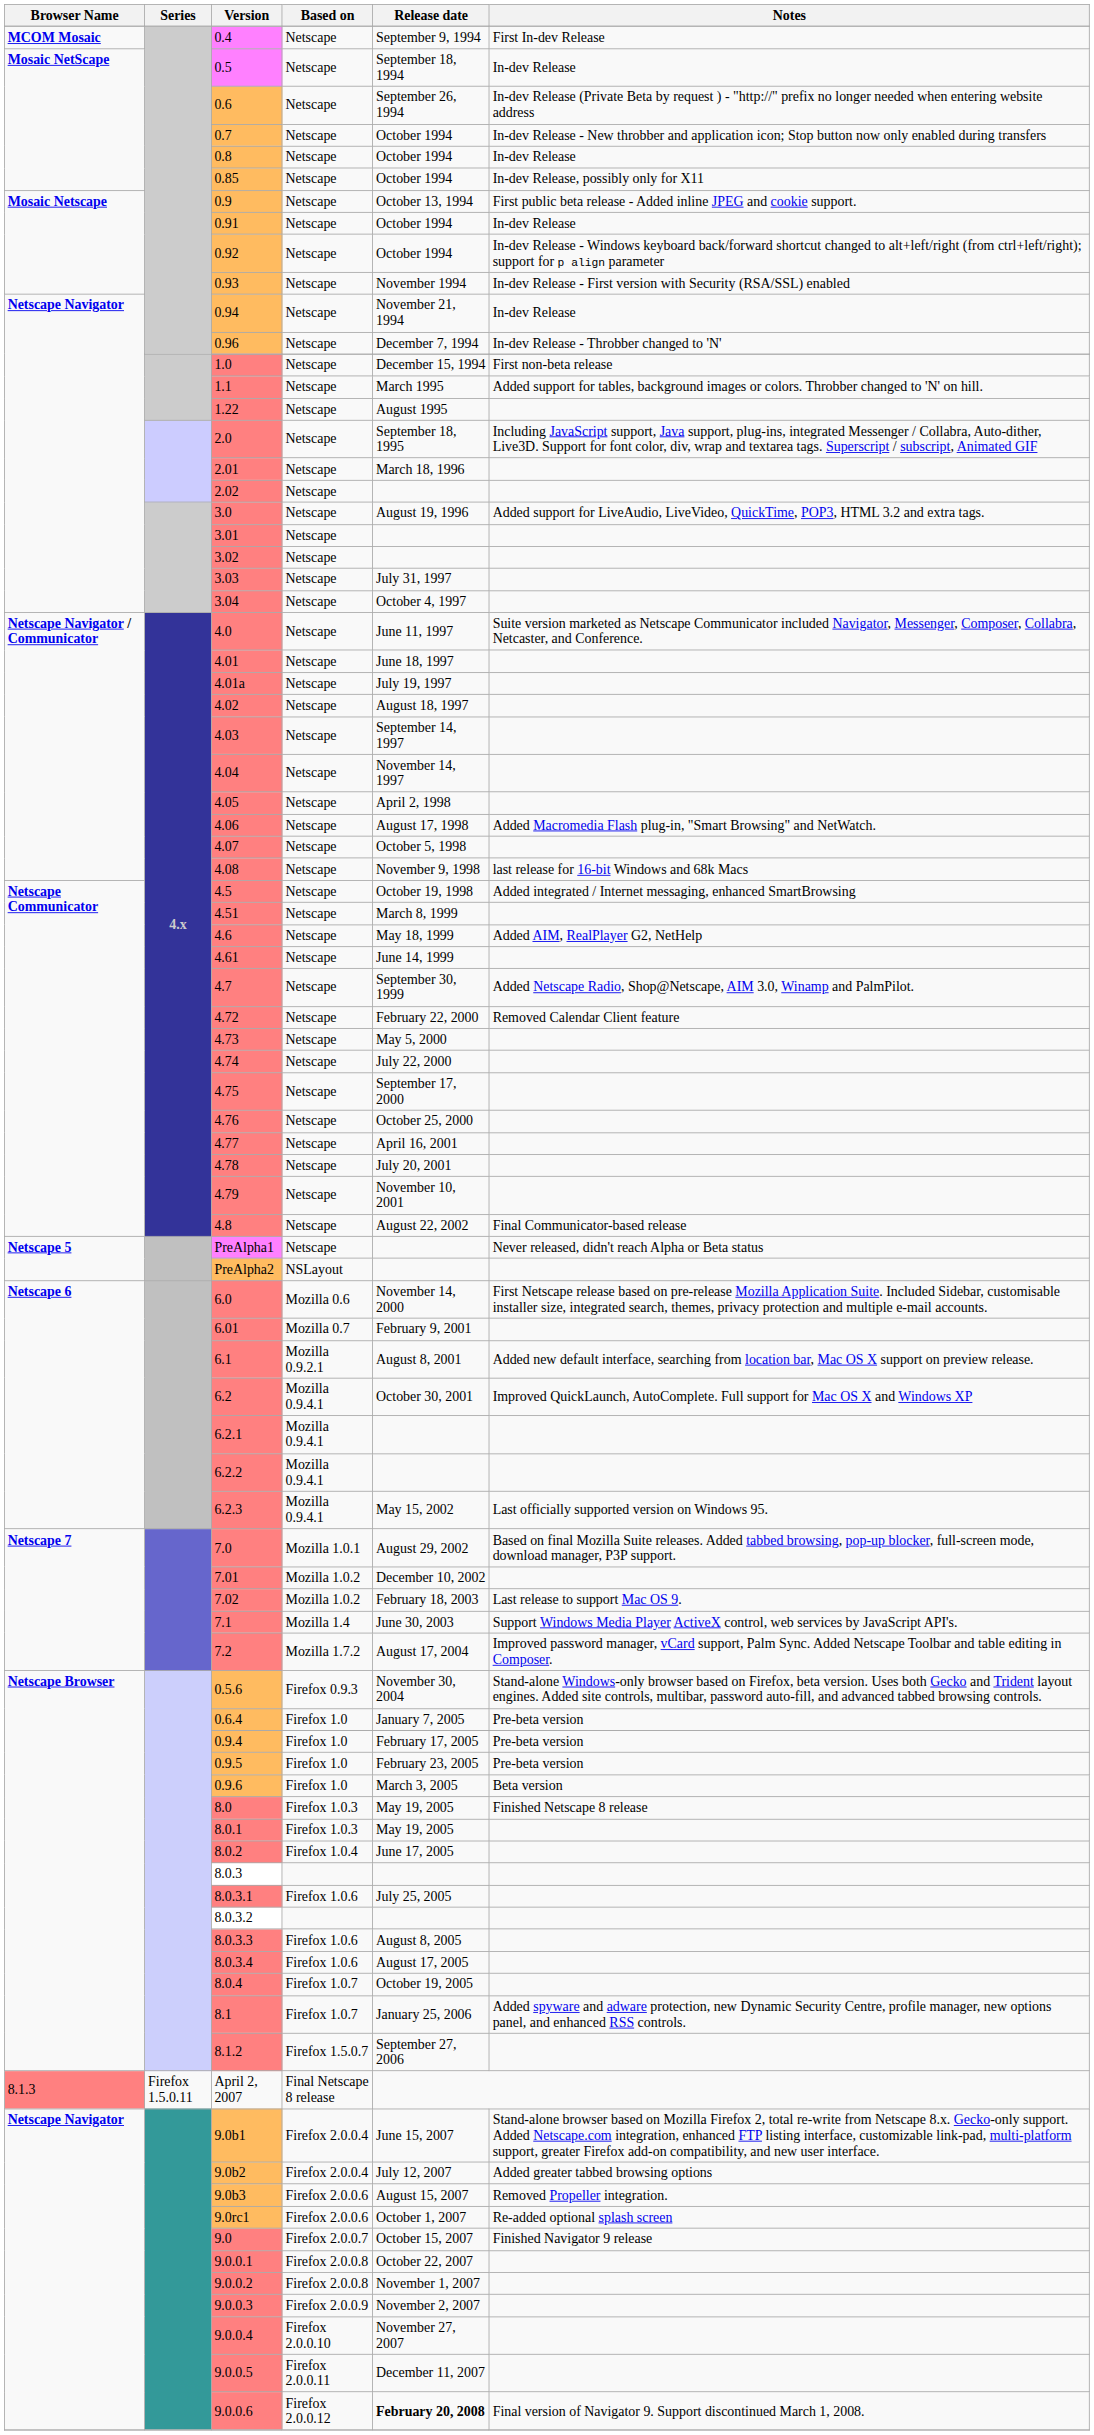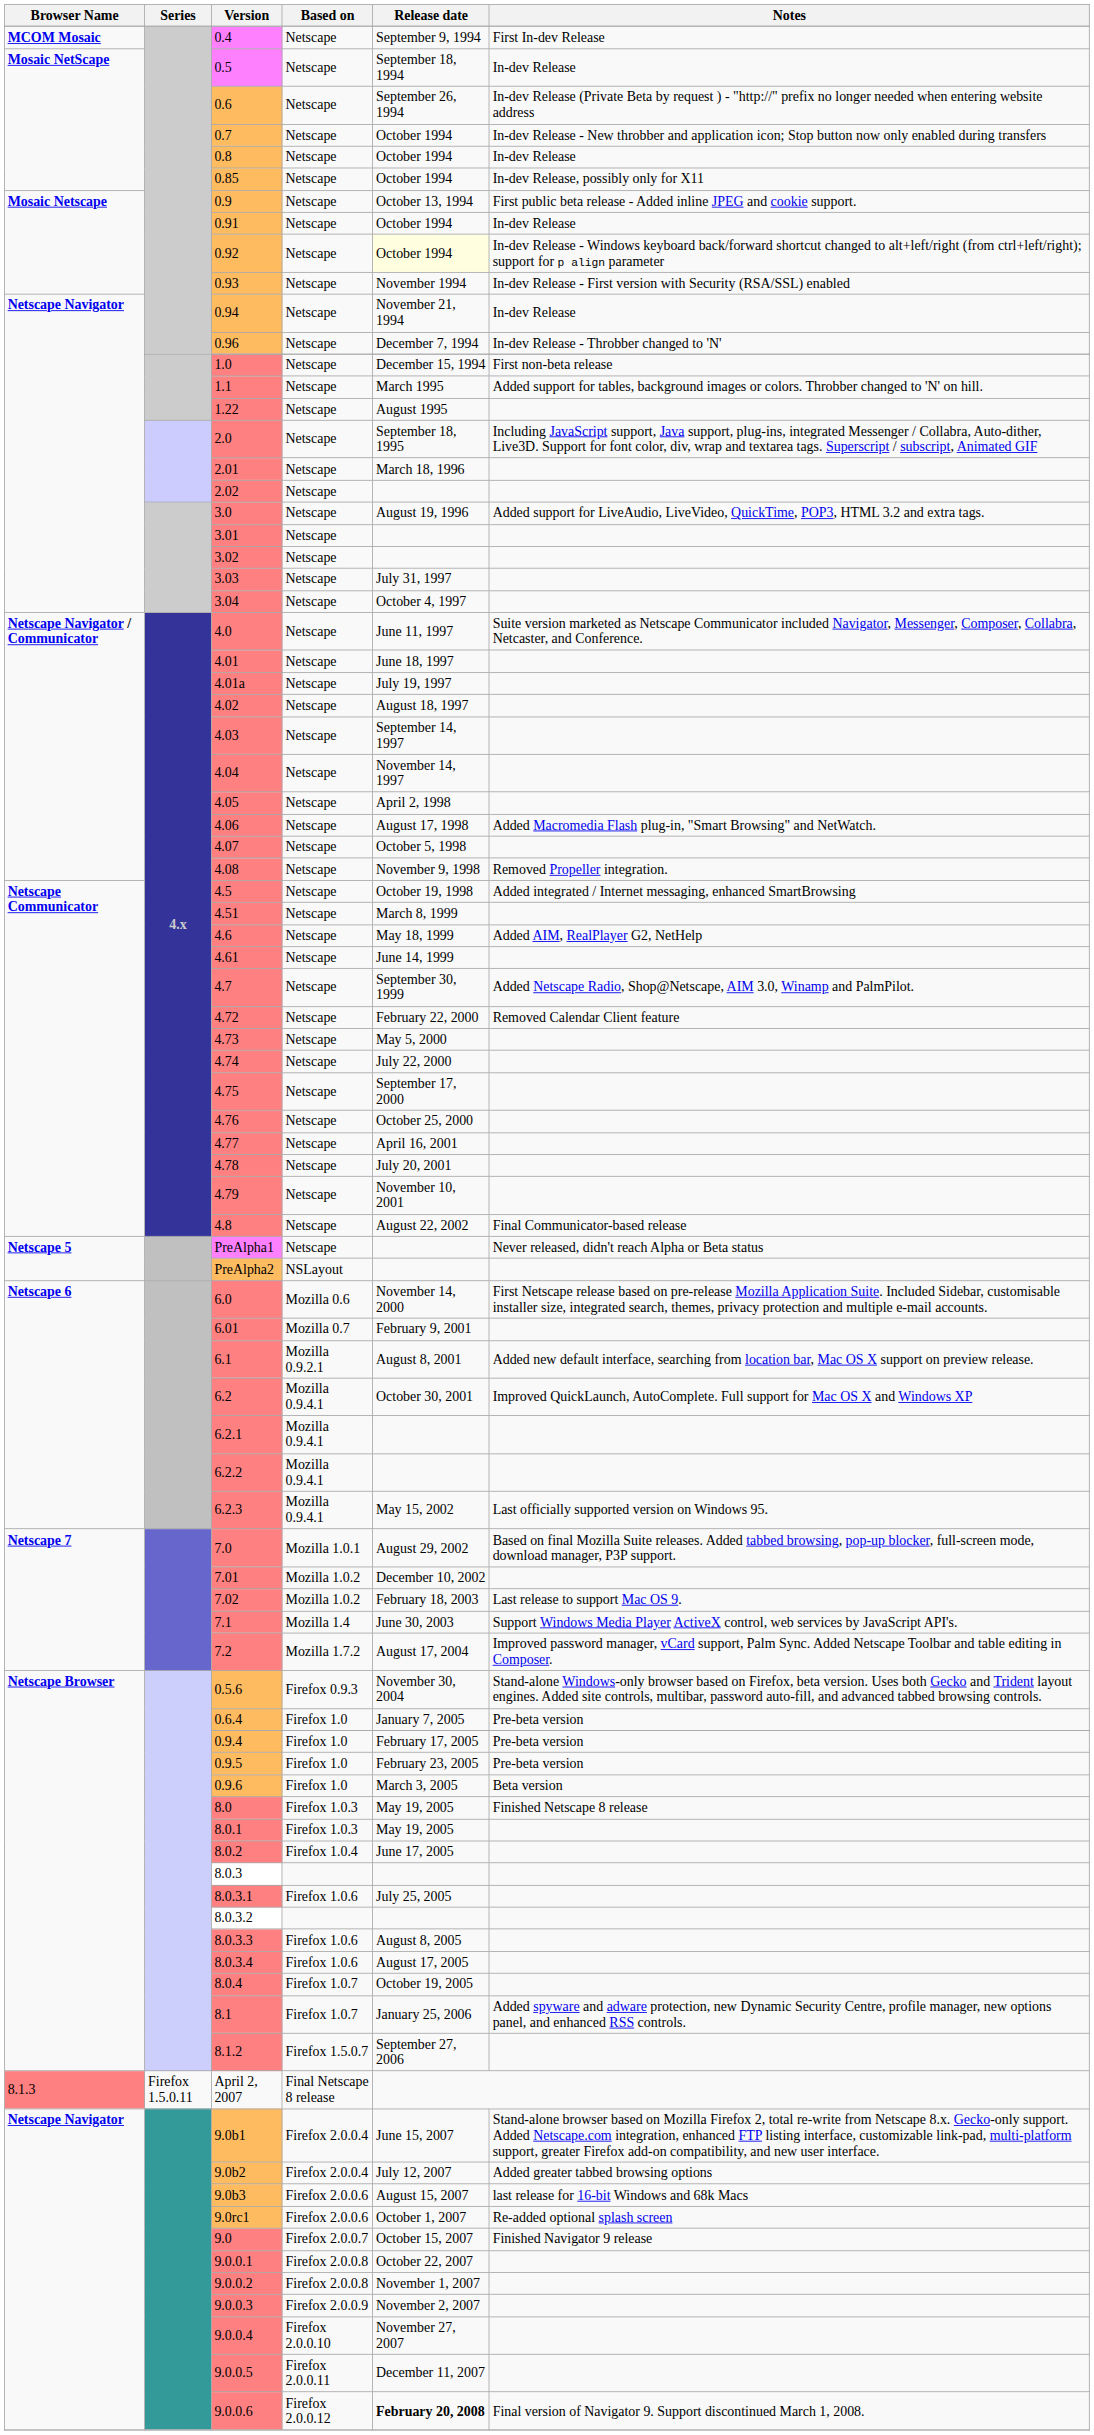(414, 253) no background -> (414, 253) lightyellow background
(620, 869) last release for 16-bit Windows and 68k Macs -> (580, 869) Removed Propeller integration.
(580, 2195) Removed Propeller integration. -> (620, 2195) last release for 16-bit Windows and 68k Macs
